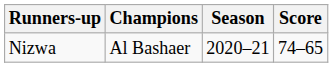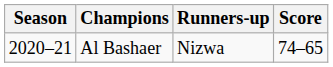columns swapped: (238, 18) <-> (55, 18)
